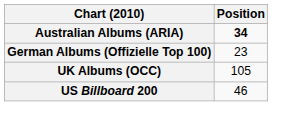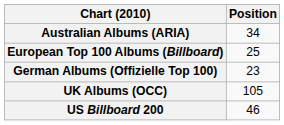(241, 33) bold -> (253, 33) normal
+ row: (115, 52)
